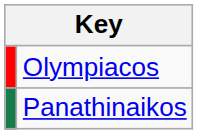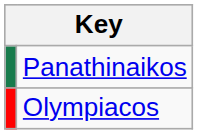rows swapped: (91, 66) <-> (105, 107)
